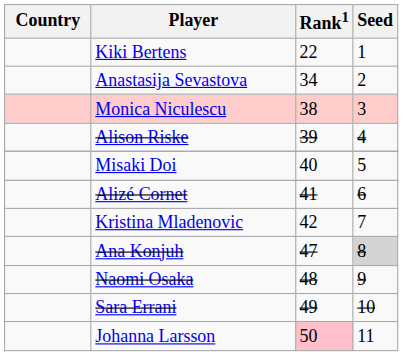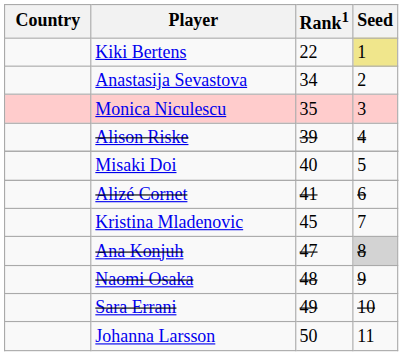(362, 51) no background -> (362, 51) khaki background
(309, 108) 38 -> (309, 108) 35
(309, 222) 42 -> (309, 222) 45
(309, 336) pink background -> (309, 336) no background
